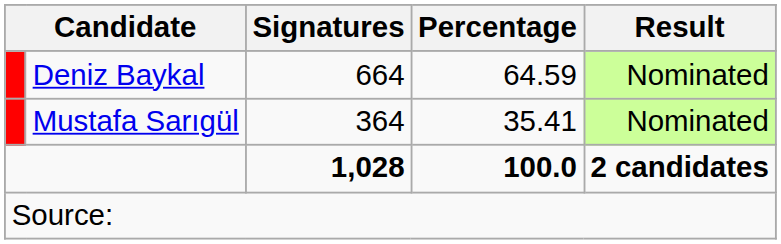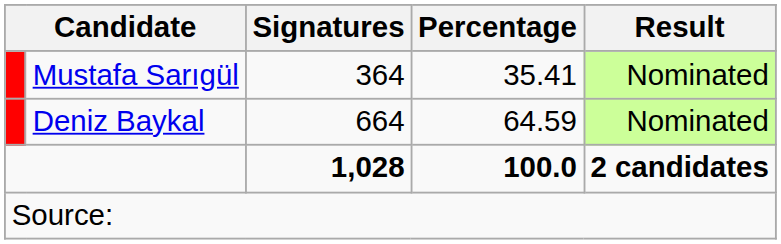rows swapped: (119, 74) <-> (136, 121)
